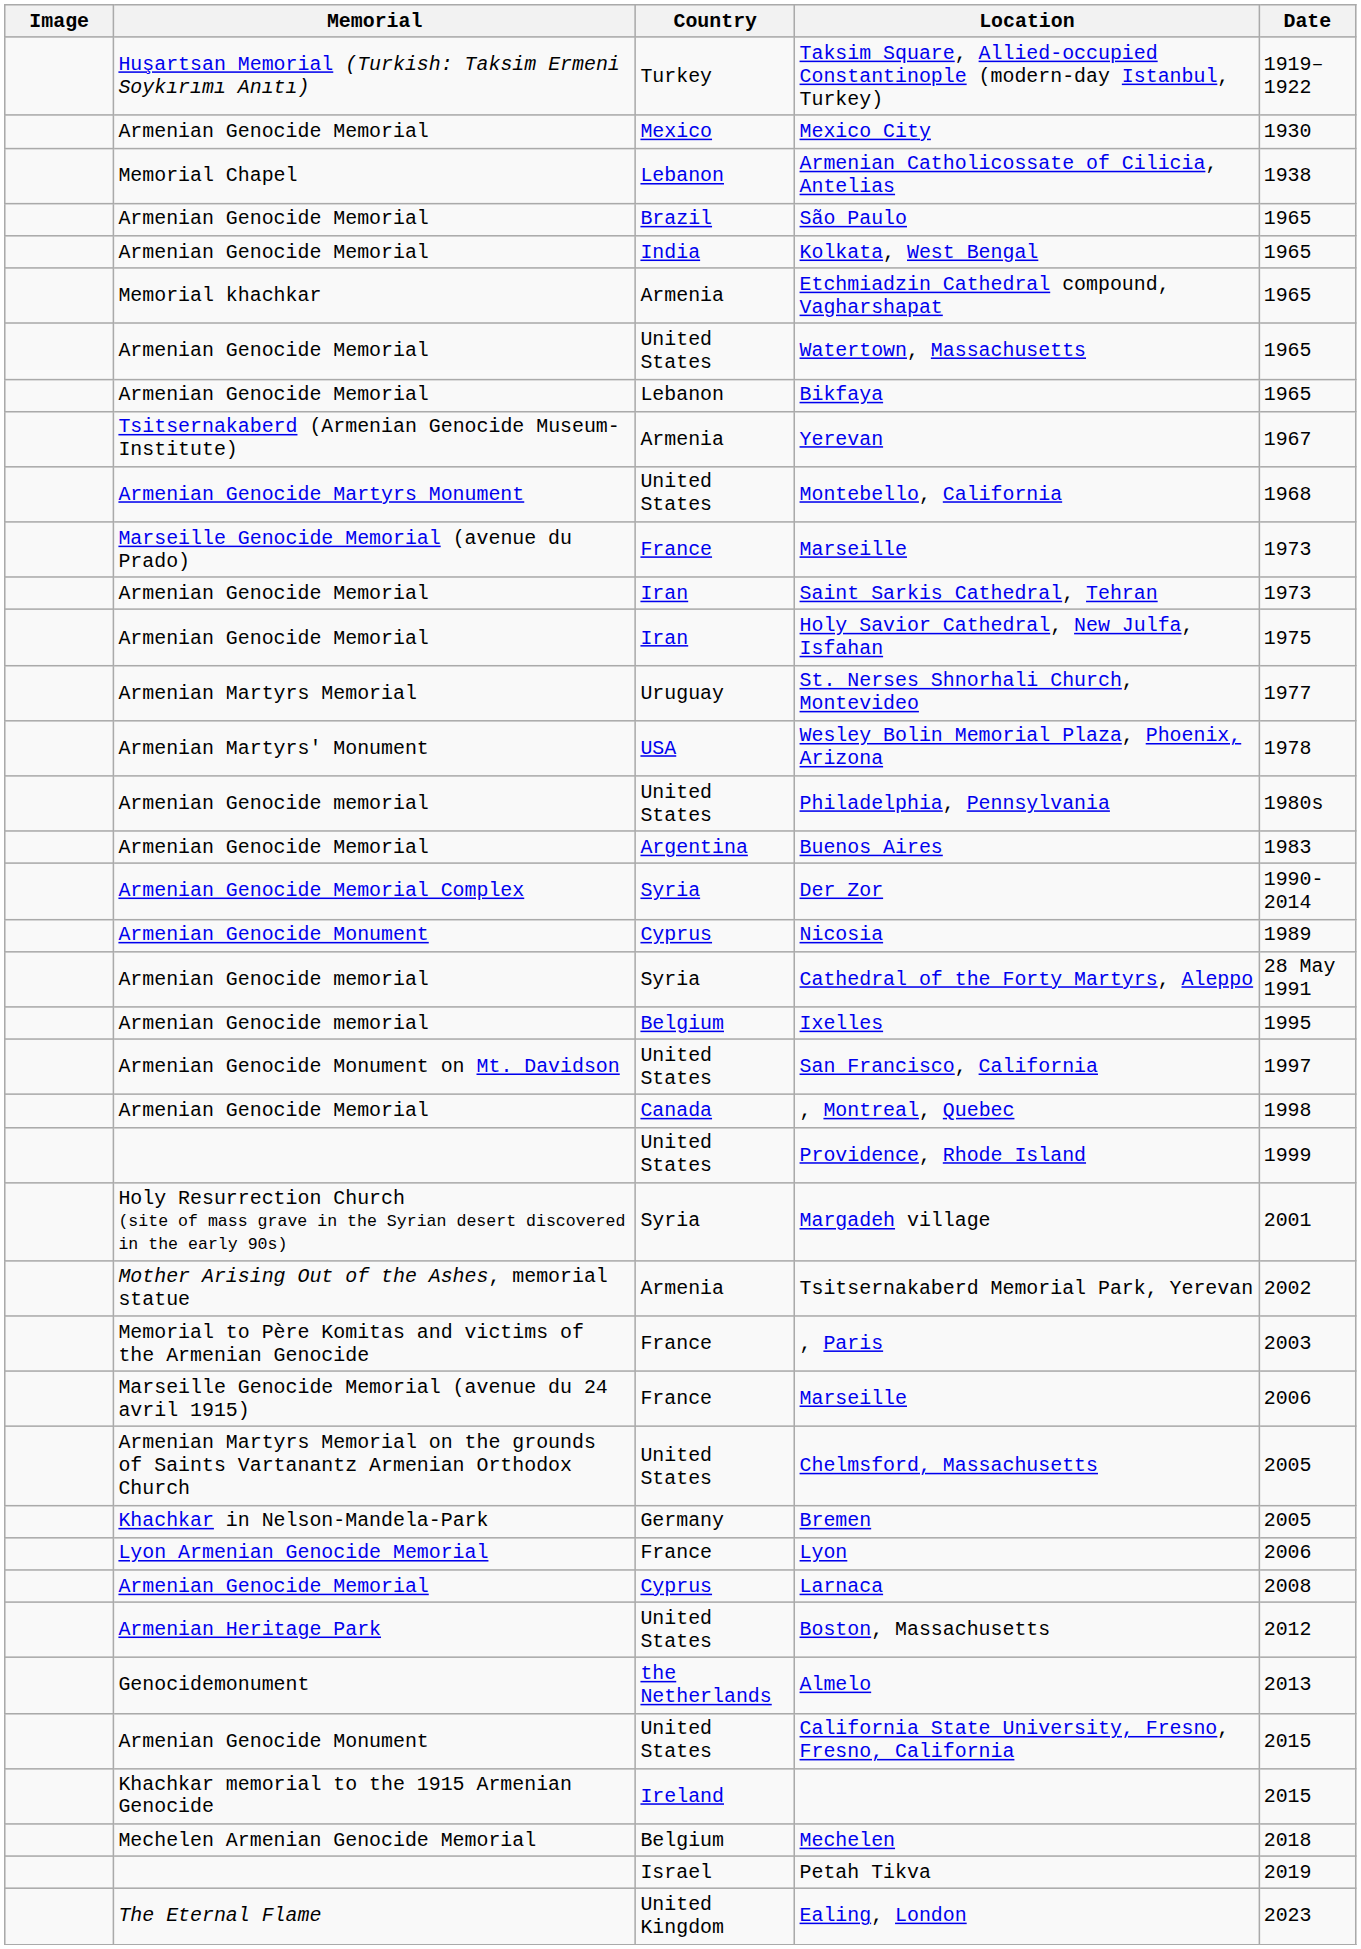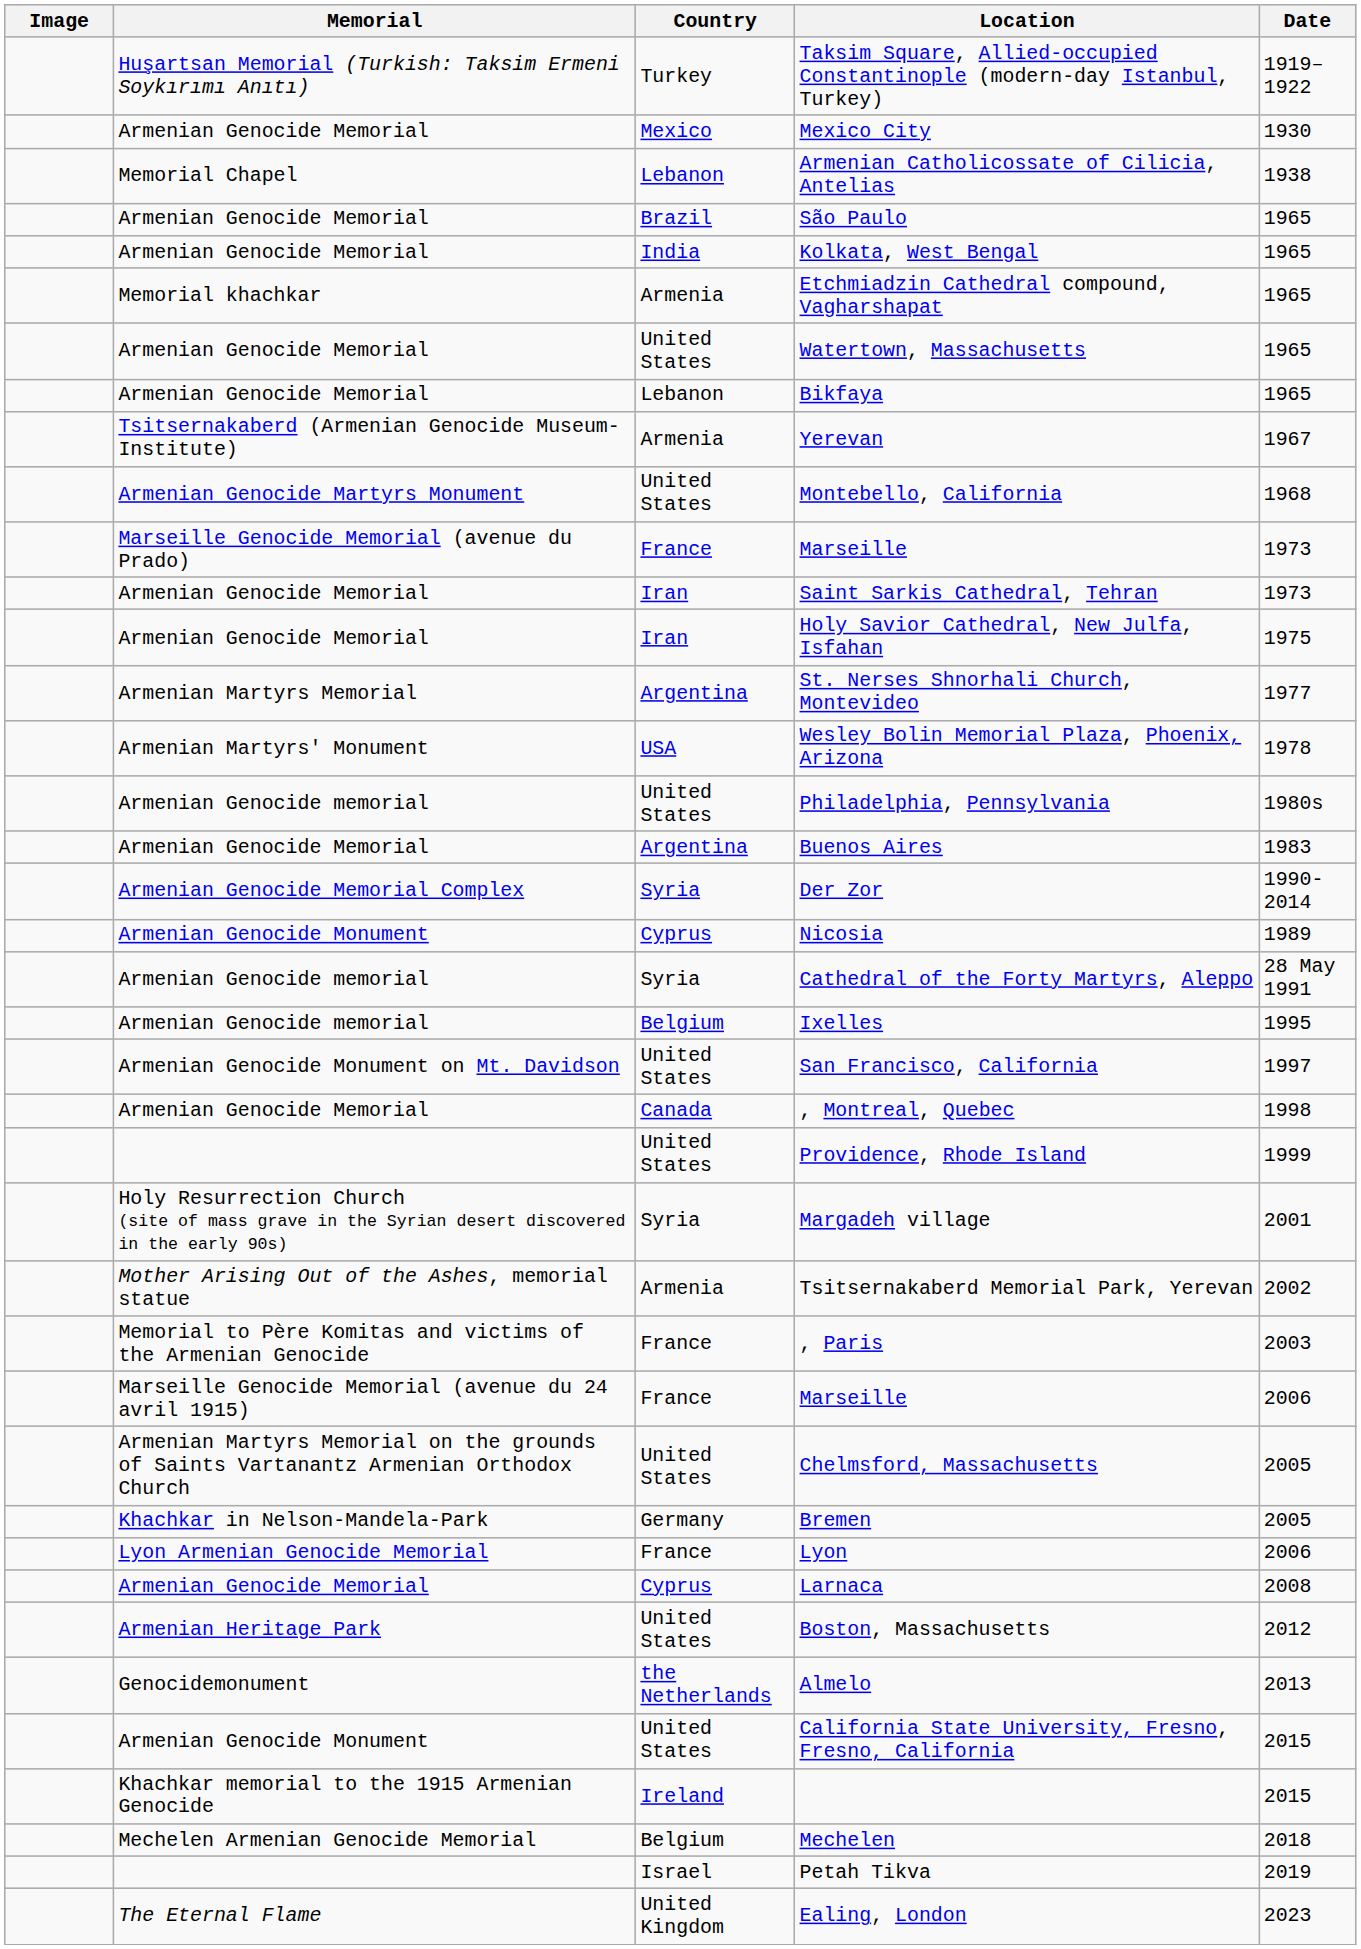(682, 693) Uruguay -> (694, 693) Argentina
